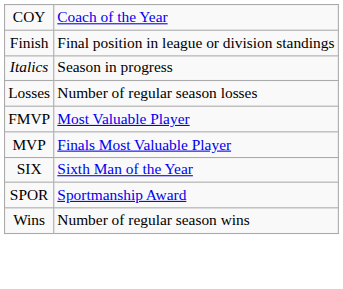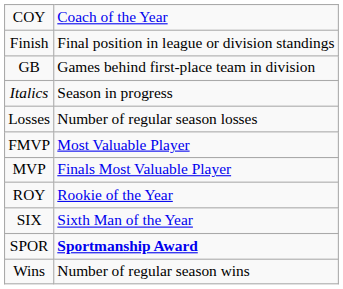+ row: (29, 68)
+ row: (29, 195)
(122, 195) normal -> (128, 246) bold
